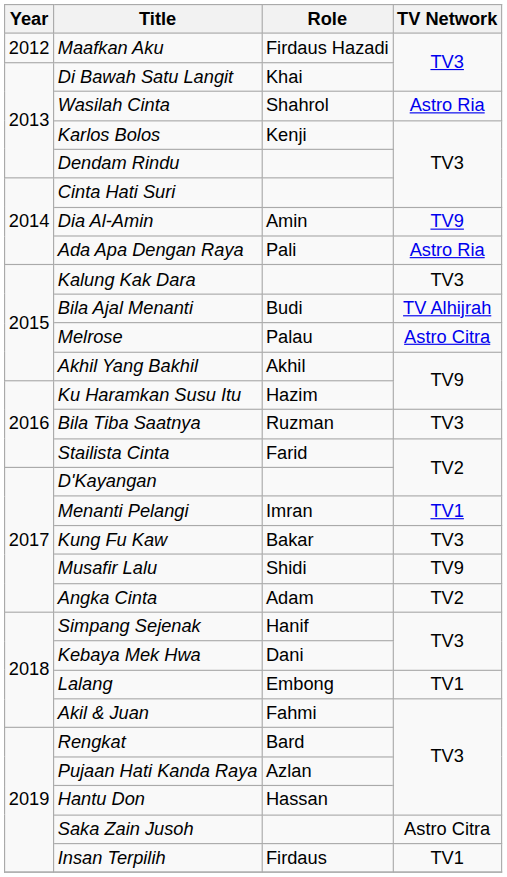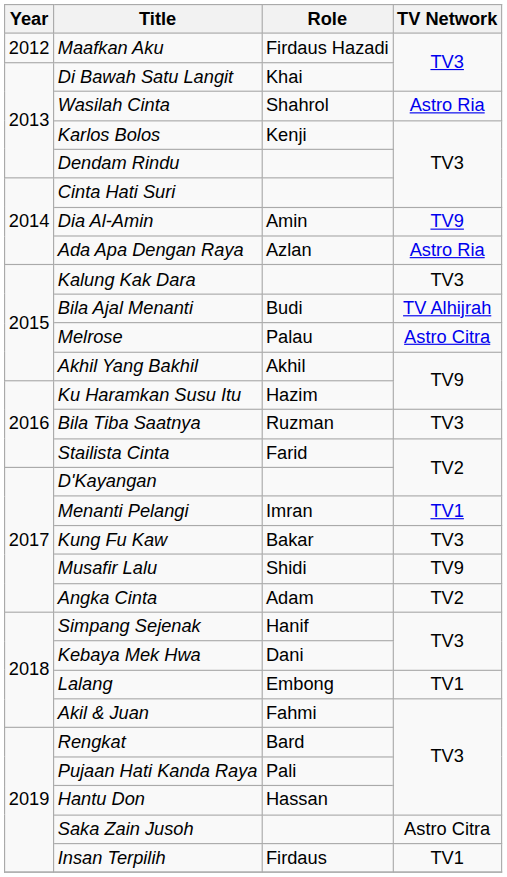(281, 250) Pali -> (289, 250) Azlan
(289, 771) Azlan -> (281, 771) Pali
